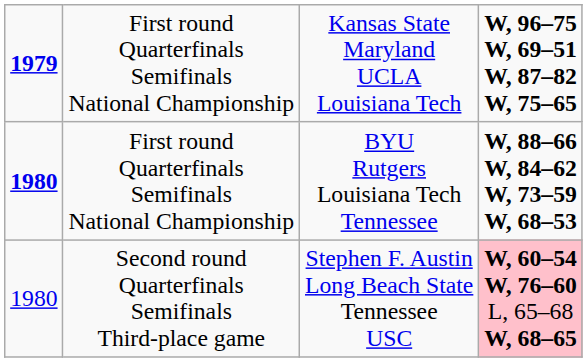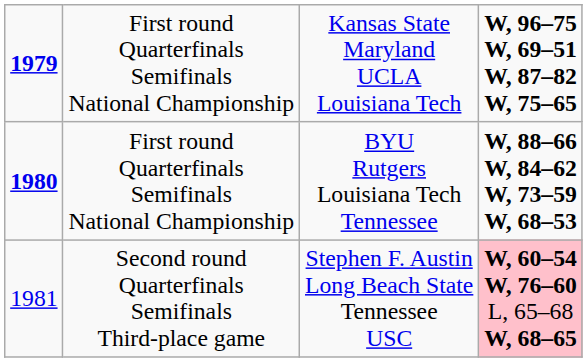(34, 298) 1980 -> (34, 298) 1981
